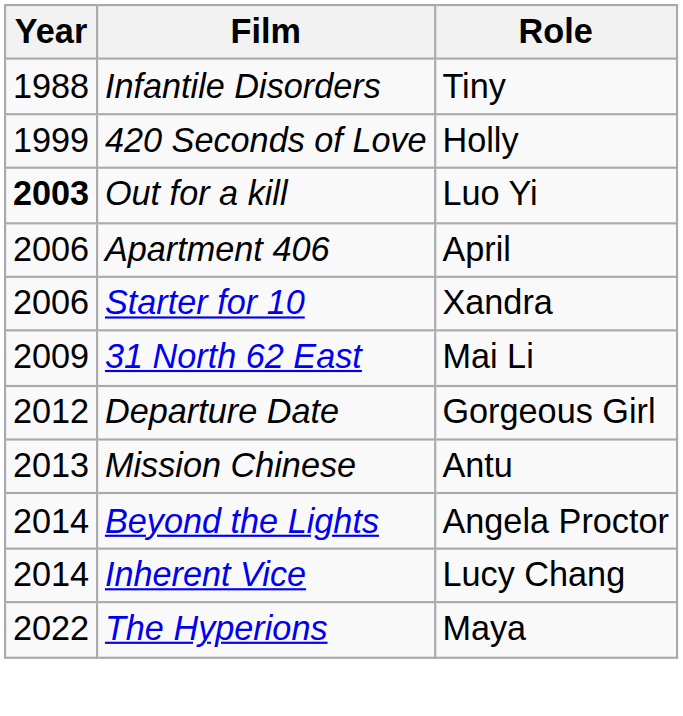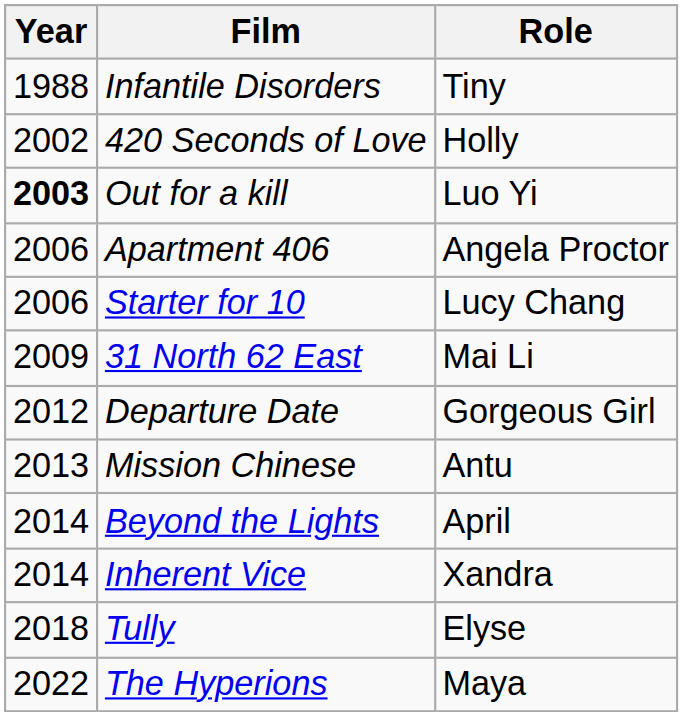(51, 140) 1999 -> (51, 140) 2002
(477, 248) April -> (556, 248) Angela Proctor
(498, 303) Xandra -> (534, 303) Lucy Chang
(556, 520) Angela Proctor -> (477, 520) April
(534, 574) Lucy Chang -> (498, 574) Xandra
+ row: (140, 628)
